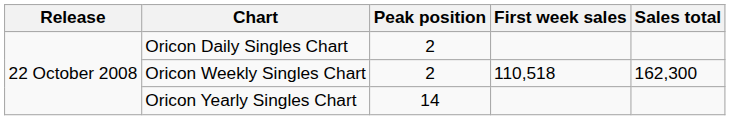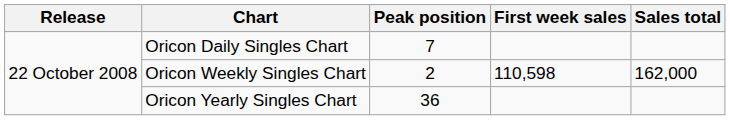(430, 45) 2 -> (430, 45) 7
(525, 73) 110,518 -> (525, 73) 110,598
(666, 73) 162,300 -> (666, 73) 162,000
(430, 100) 14 -> (430, 100) 36
